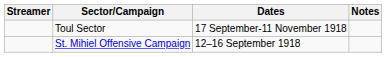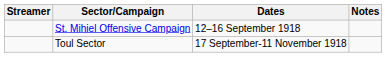rows swapped: (123, 44) <-> (80, 28)
